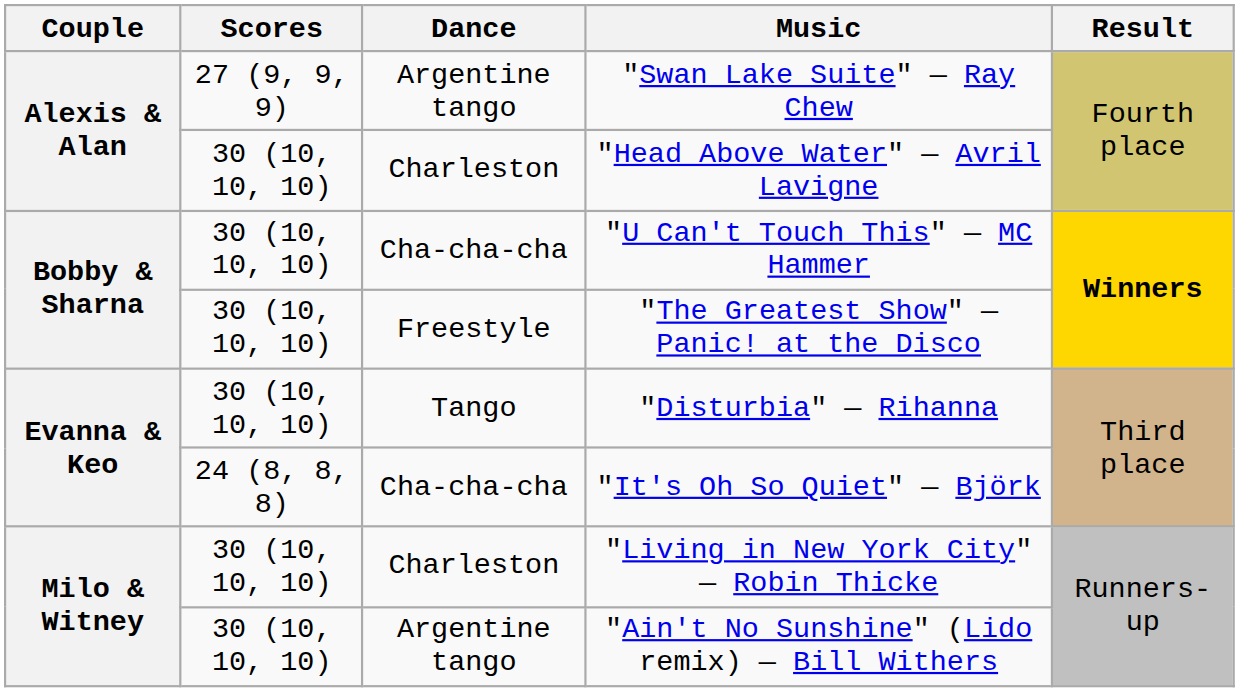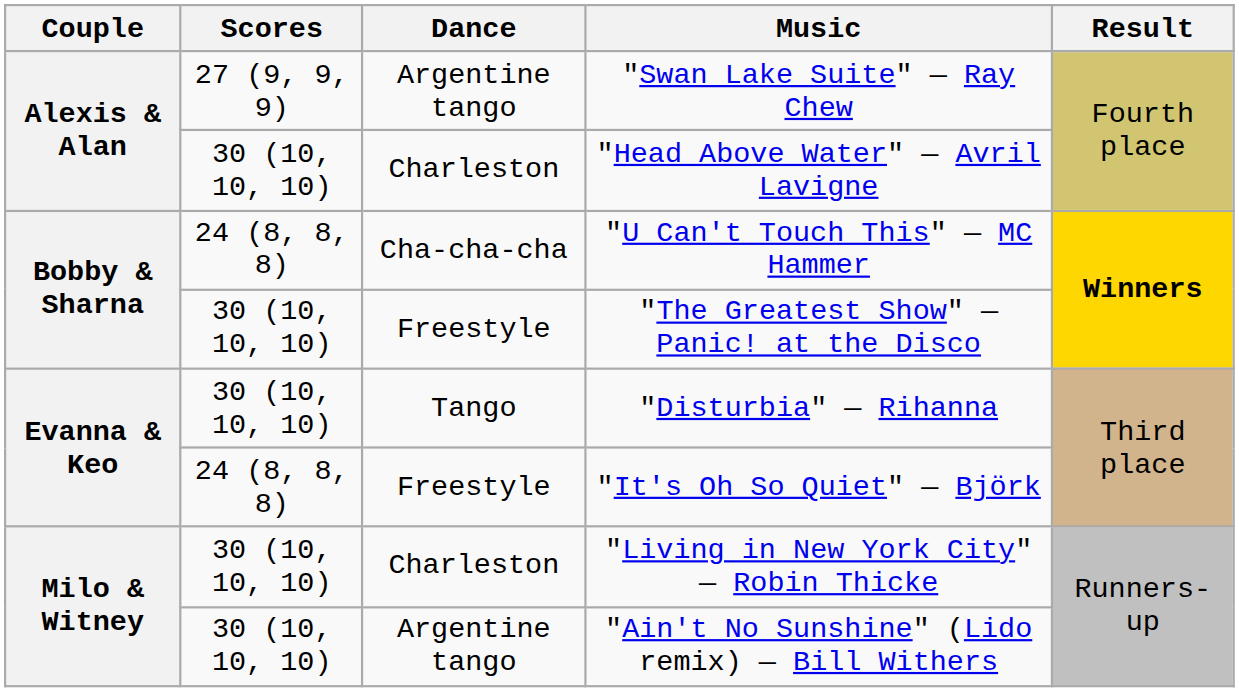(272, 250) 30 (10, 10, 10) -> (272, 250) 24 (8, 8, 8)
(474, 487) Cha-cha-cha -> (474, 487) Freestyle
